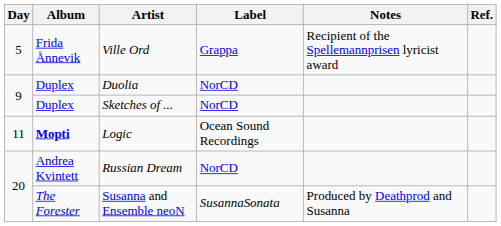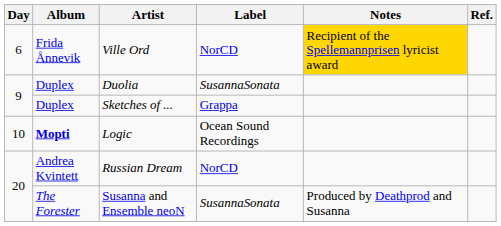(19, 49) 5 -> (19, 49) 6
(219, 49) Grappa -> (219, 49) NorCD
(373, 49) no background -> (373, 49) gold background
(219, 85) NorCD -> (240, 85) SusannaSonata
(219, 105) NorCD -> (219, 105) Grappa
(19, 133) 11 -> (19, 133) 10
